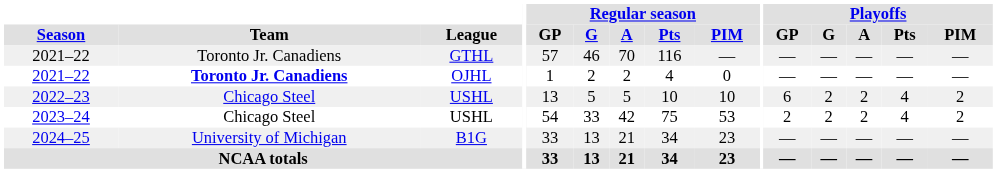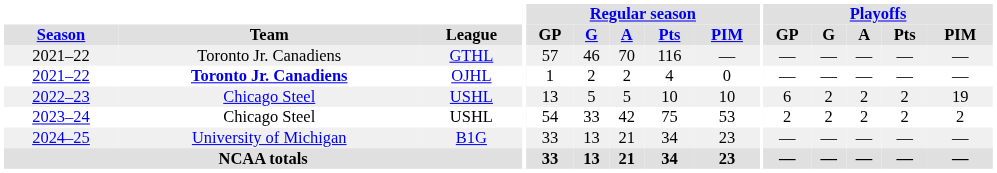(905, 96) 4 -> (905, 96) 2
(960, 96) 2 -> (960, 96) 19
(905, 117) 4 -> (905, 117) 2
